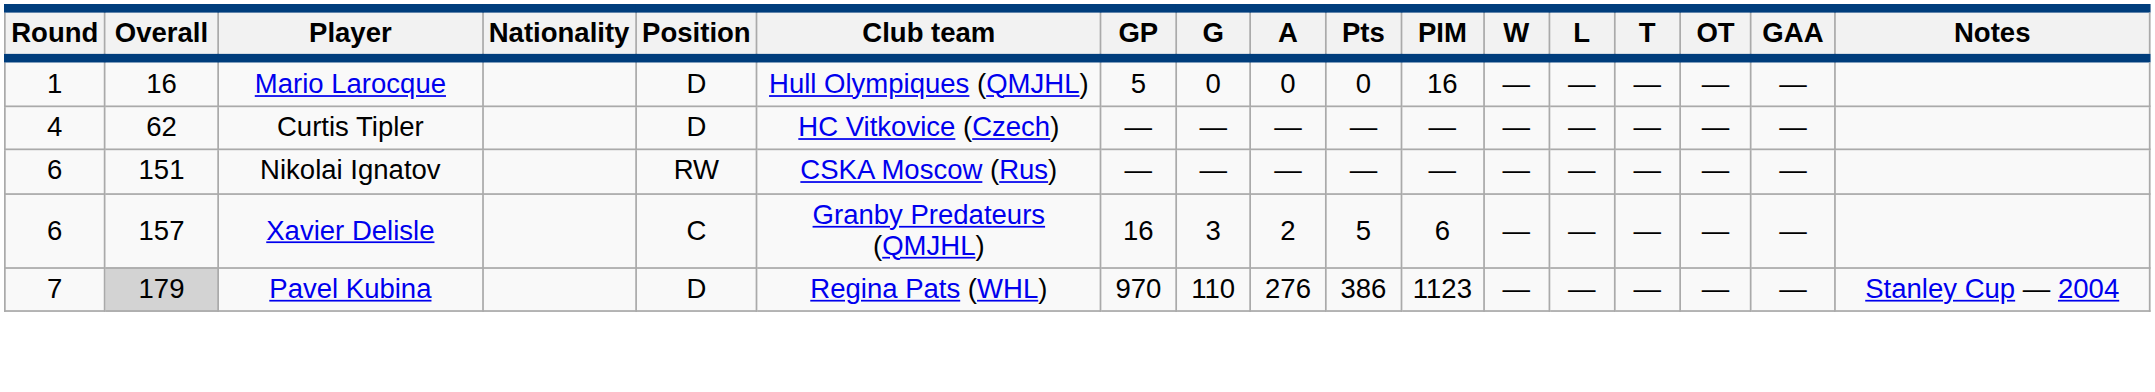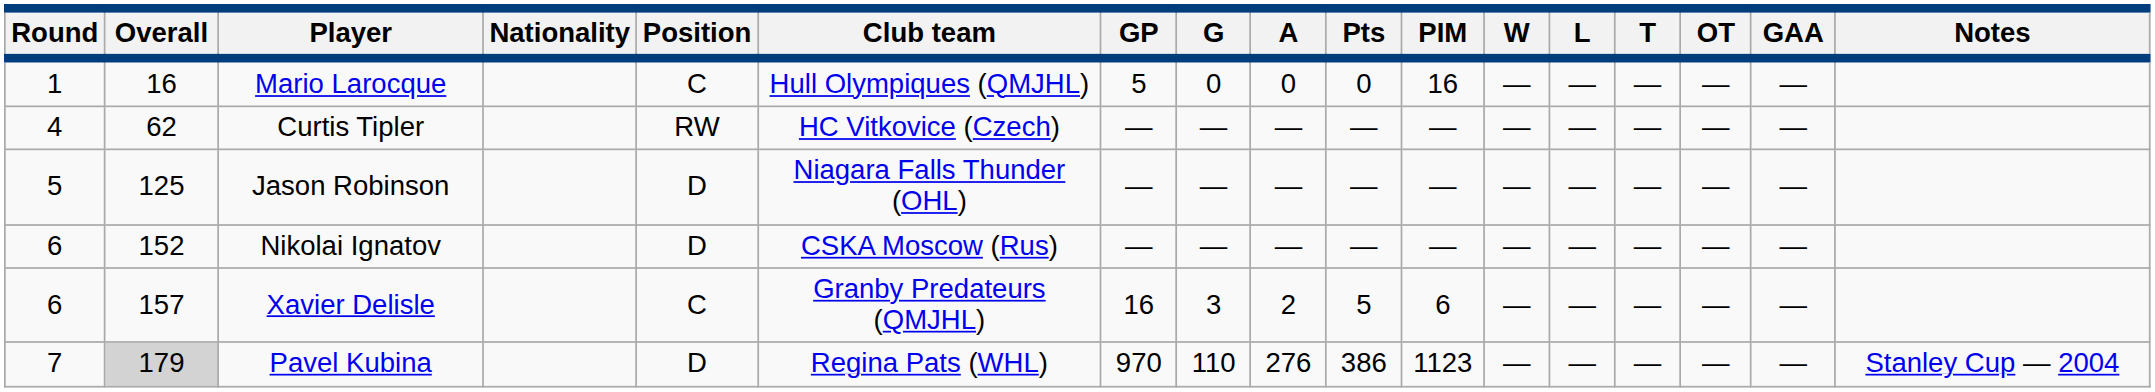(696, 83) D -> (697, 83) C
(696, 127) D -> (697, 127) RW
+ row: (351, 186)
(162, 171) 151 -> (162, 245) 152
(696, 171) RW -> (697, 245) D
